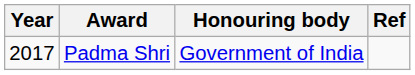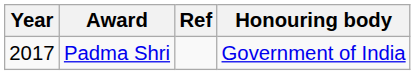columns swapped: (271, 20) <-> (389, 20)
